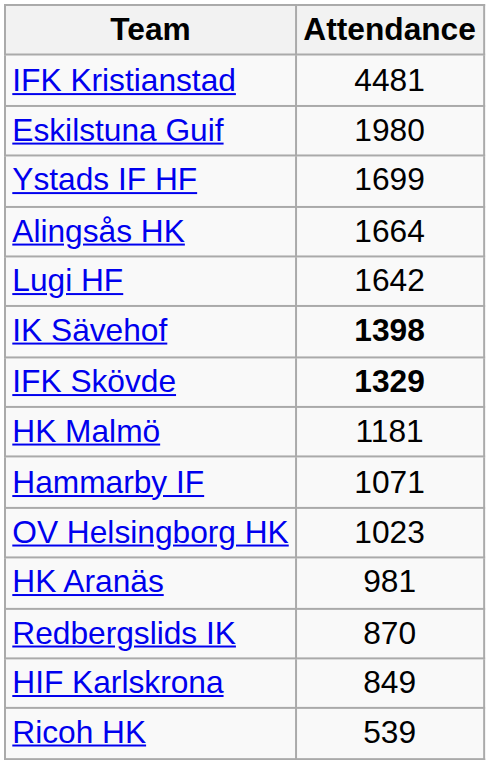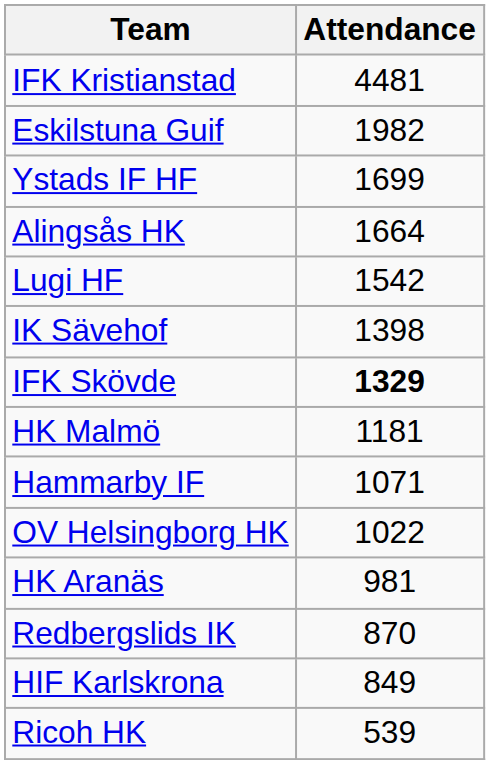(390, 130) 1980 -> (390, 130) 1982
(390, 280) 1642 -> (390, 280) 1542
(390, 331) bold -> (390, 331) normal
(390, 532) 1023 -> (390, 532) 1022
